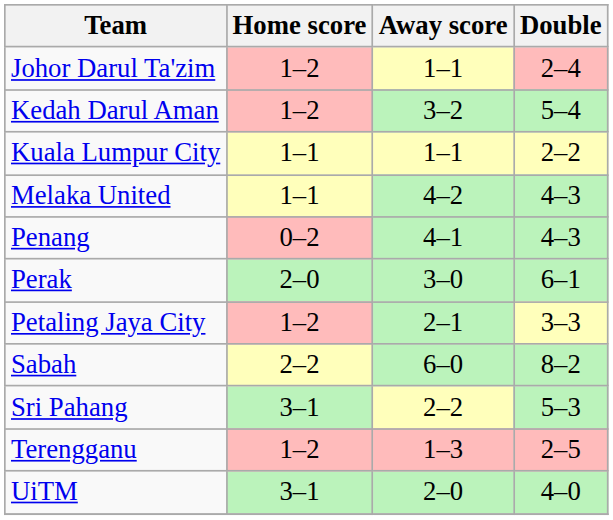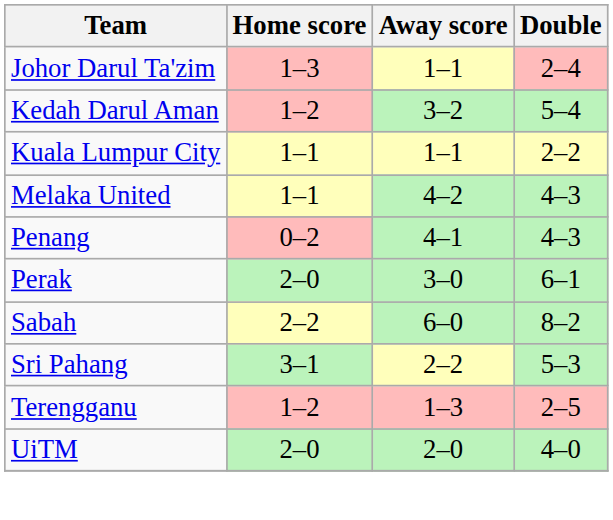(299, 68) 1–2 -> (299, 68) 1–3
- row: (108, 322)
(299, 491) 3–1 -> (299, 449) 2–0
